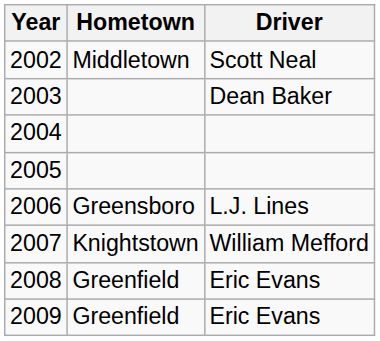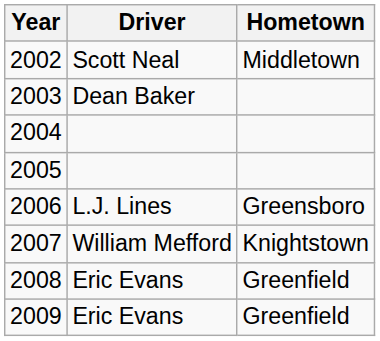columns swapped: (289, 22) <-> (136, 22)
